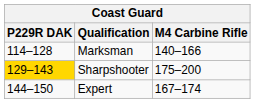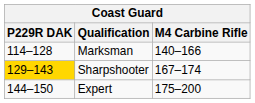(178, 70) 175–200 -> (178, 70) 167–174
(178, 88) 167–174 -> (178, 88) 175–200
